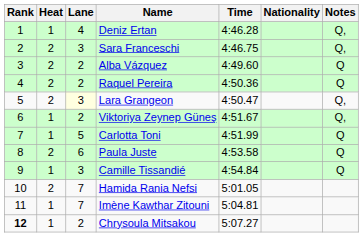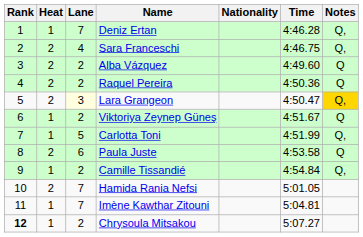columns swapped: (292, 13) <-> (240, 13)
(81, 30) 4 -> (81, 30) 7
(81, 48) 3 -> (81, 48) 4
(340, 100) no background -> (340, 100) gold background
(340, 118) Q, -> (340, 118) Q
(340, 135) Q -> (340, 135) Q,
(81, 170) 3 -> (81, 170) 2
(340, 170) Q -> (340, 170) Q,
